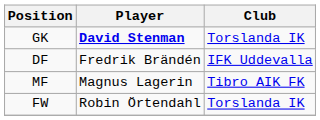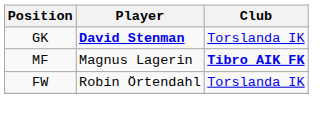- row: (40, 60)
(256, 82) normal -> (256, 60) bold
